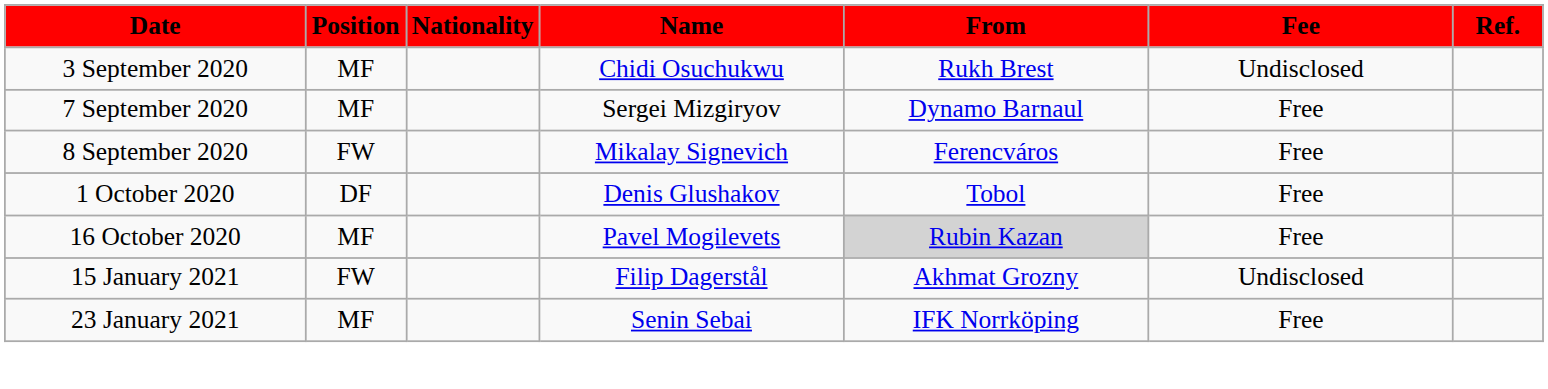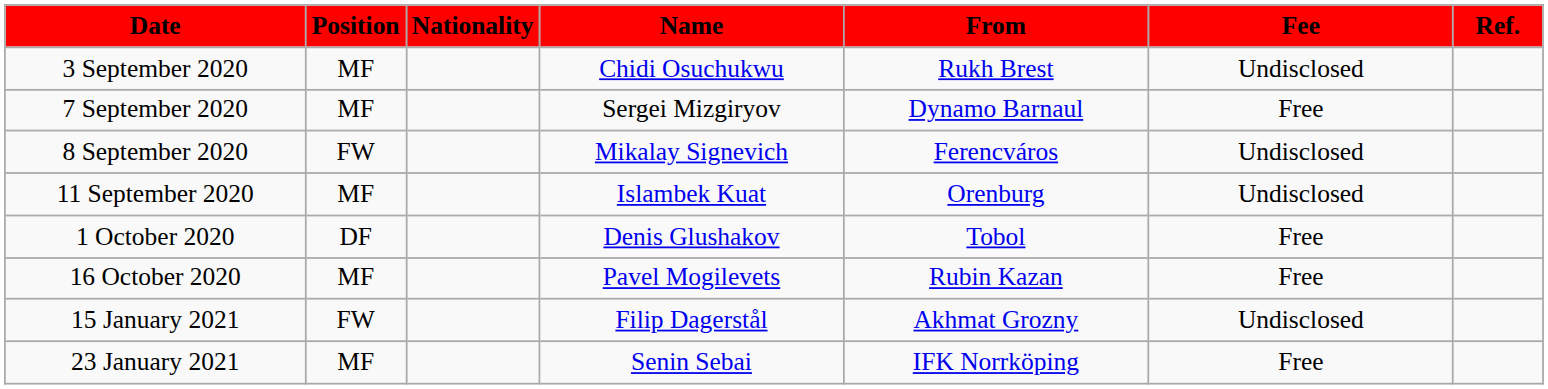(1301, 152) Free -> (1301, 152) Undisclosed
+ row: (155, 194)
(996, 236) lightgrey background -> (996, 278) no background
